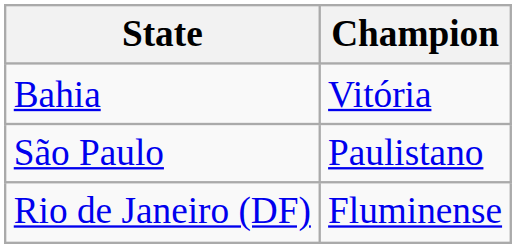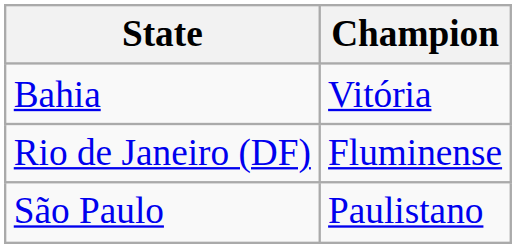rows swapped: (162, 211) <-> (89, 152)
